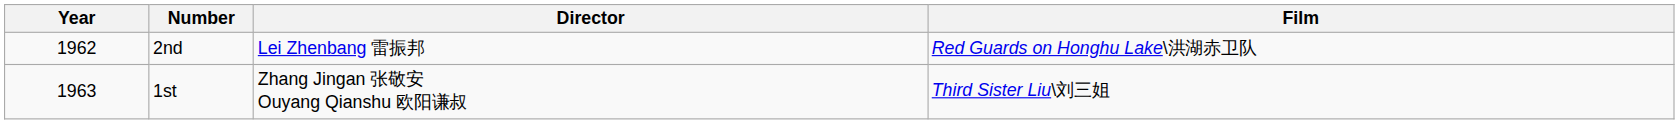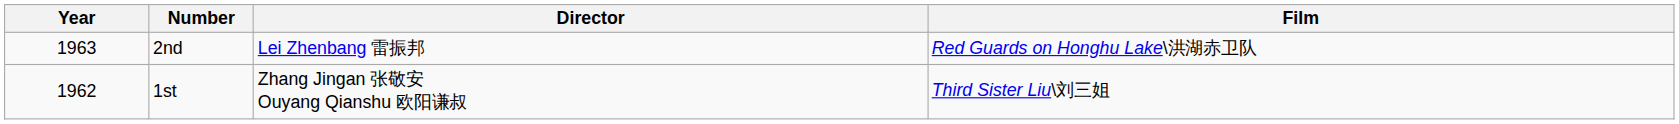(77, 48) 1962 -> (77, 48) 1963
(77, 91) 1963 -> (77, 91) 1962
